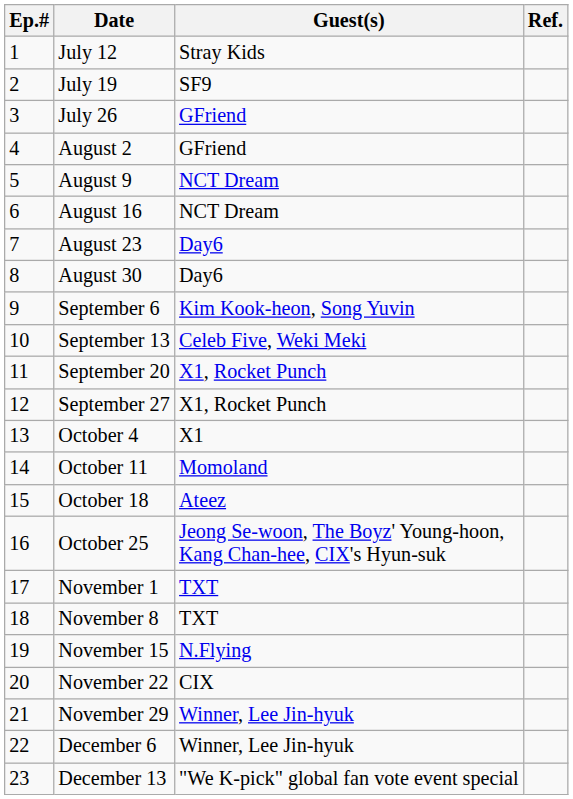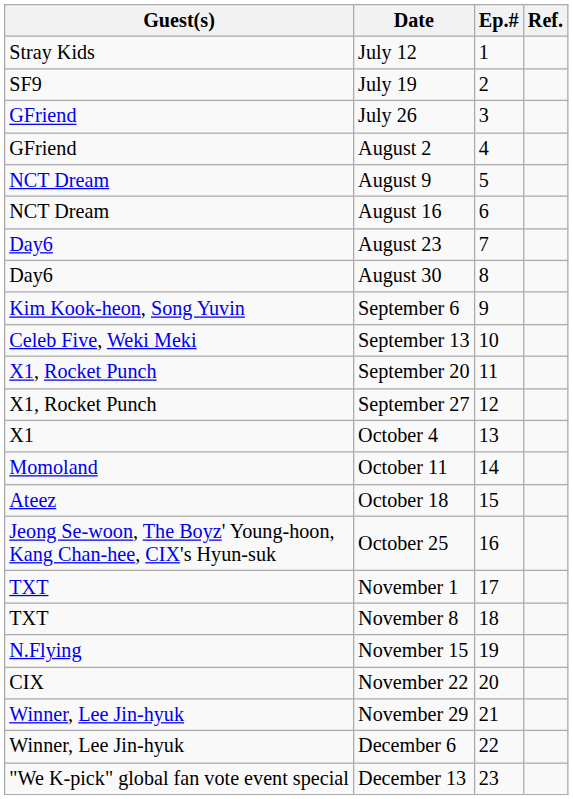columns swapped: (29, 20) <-> (349, 20)
